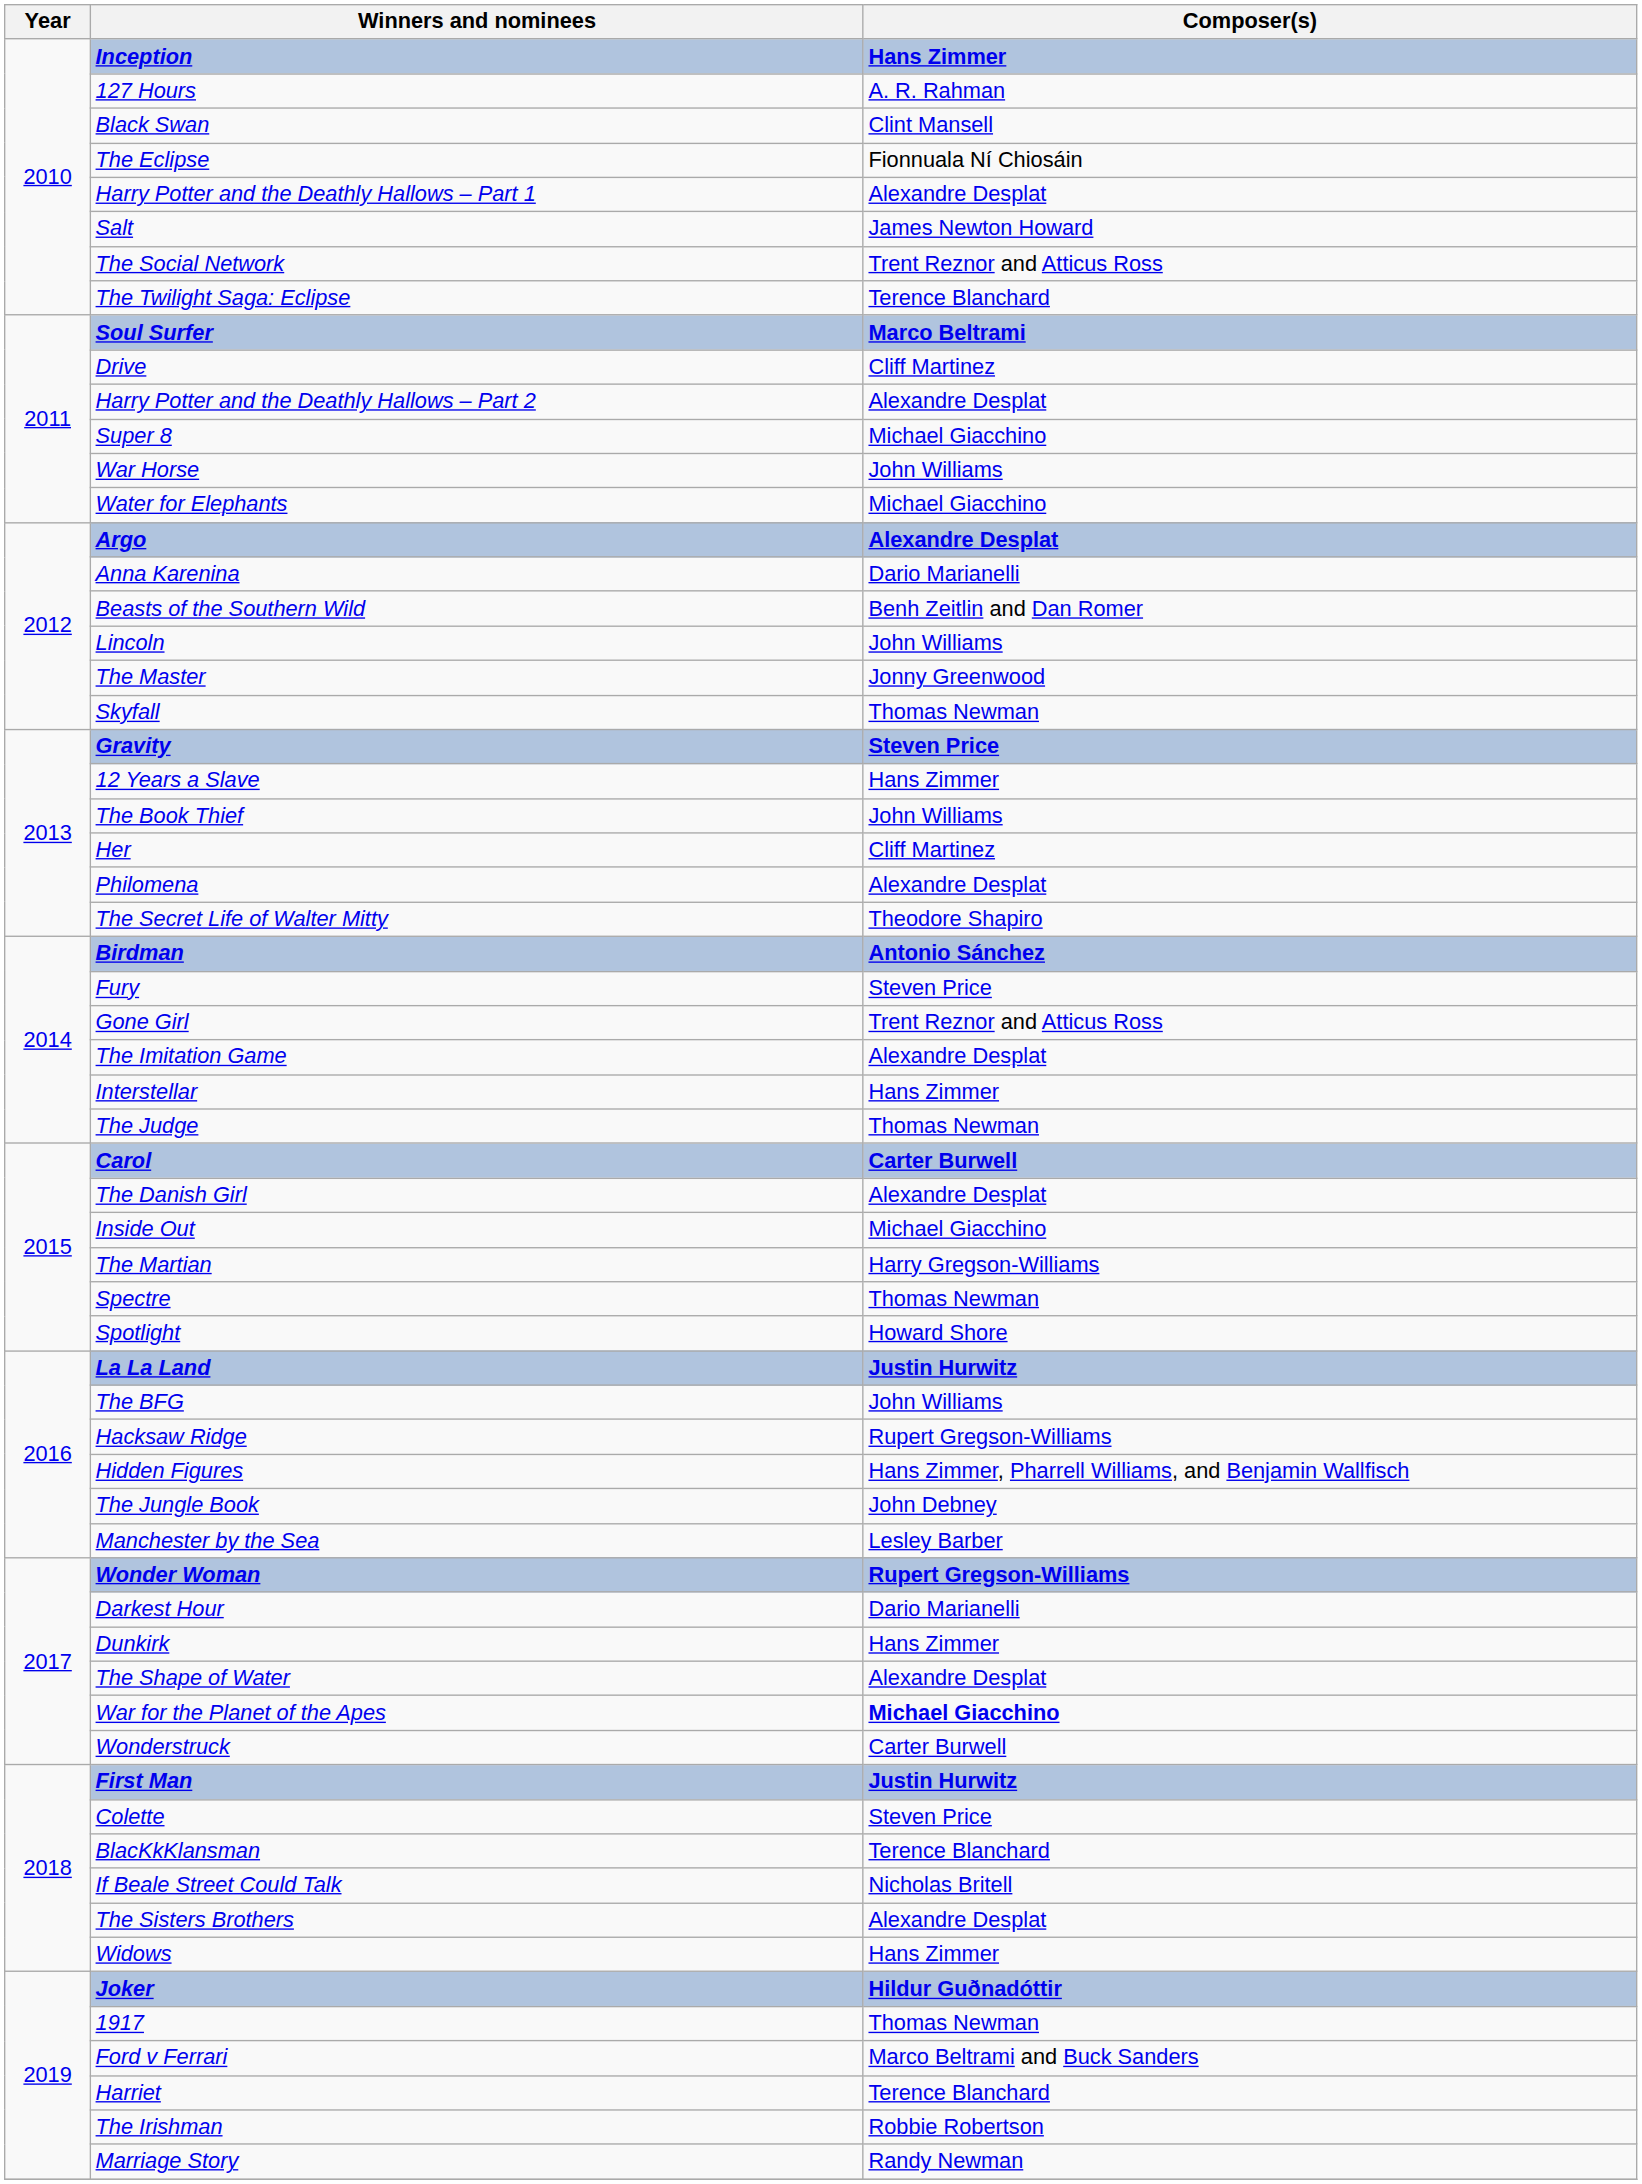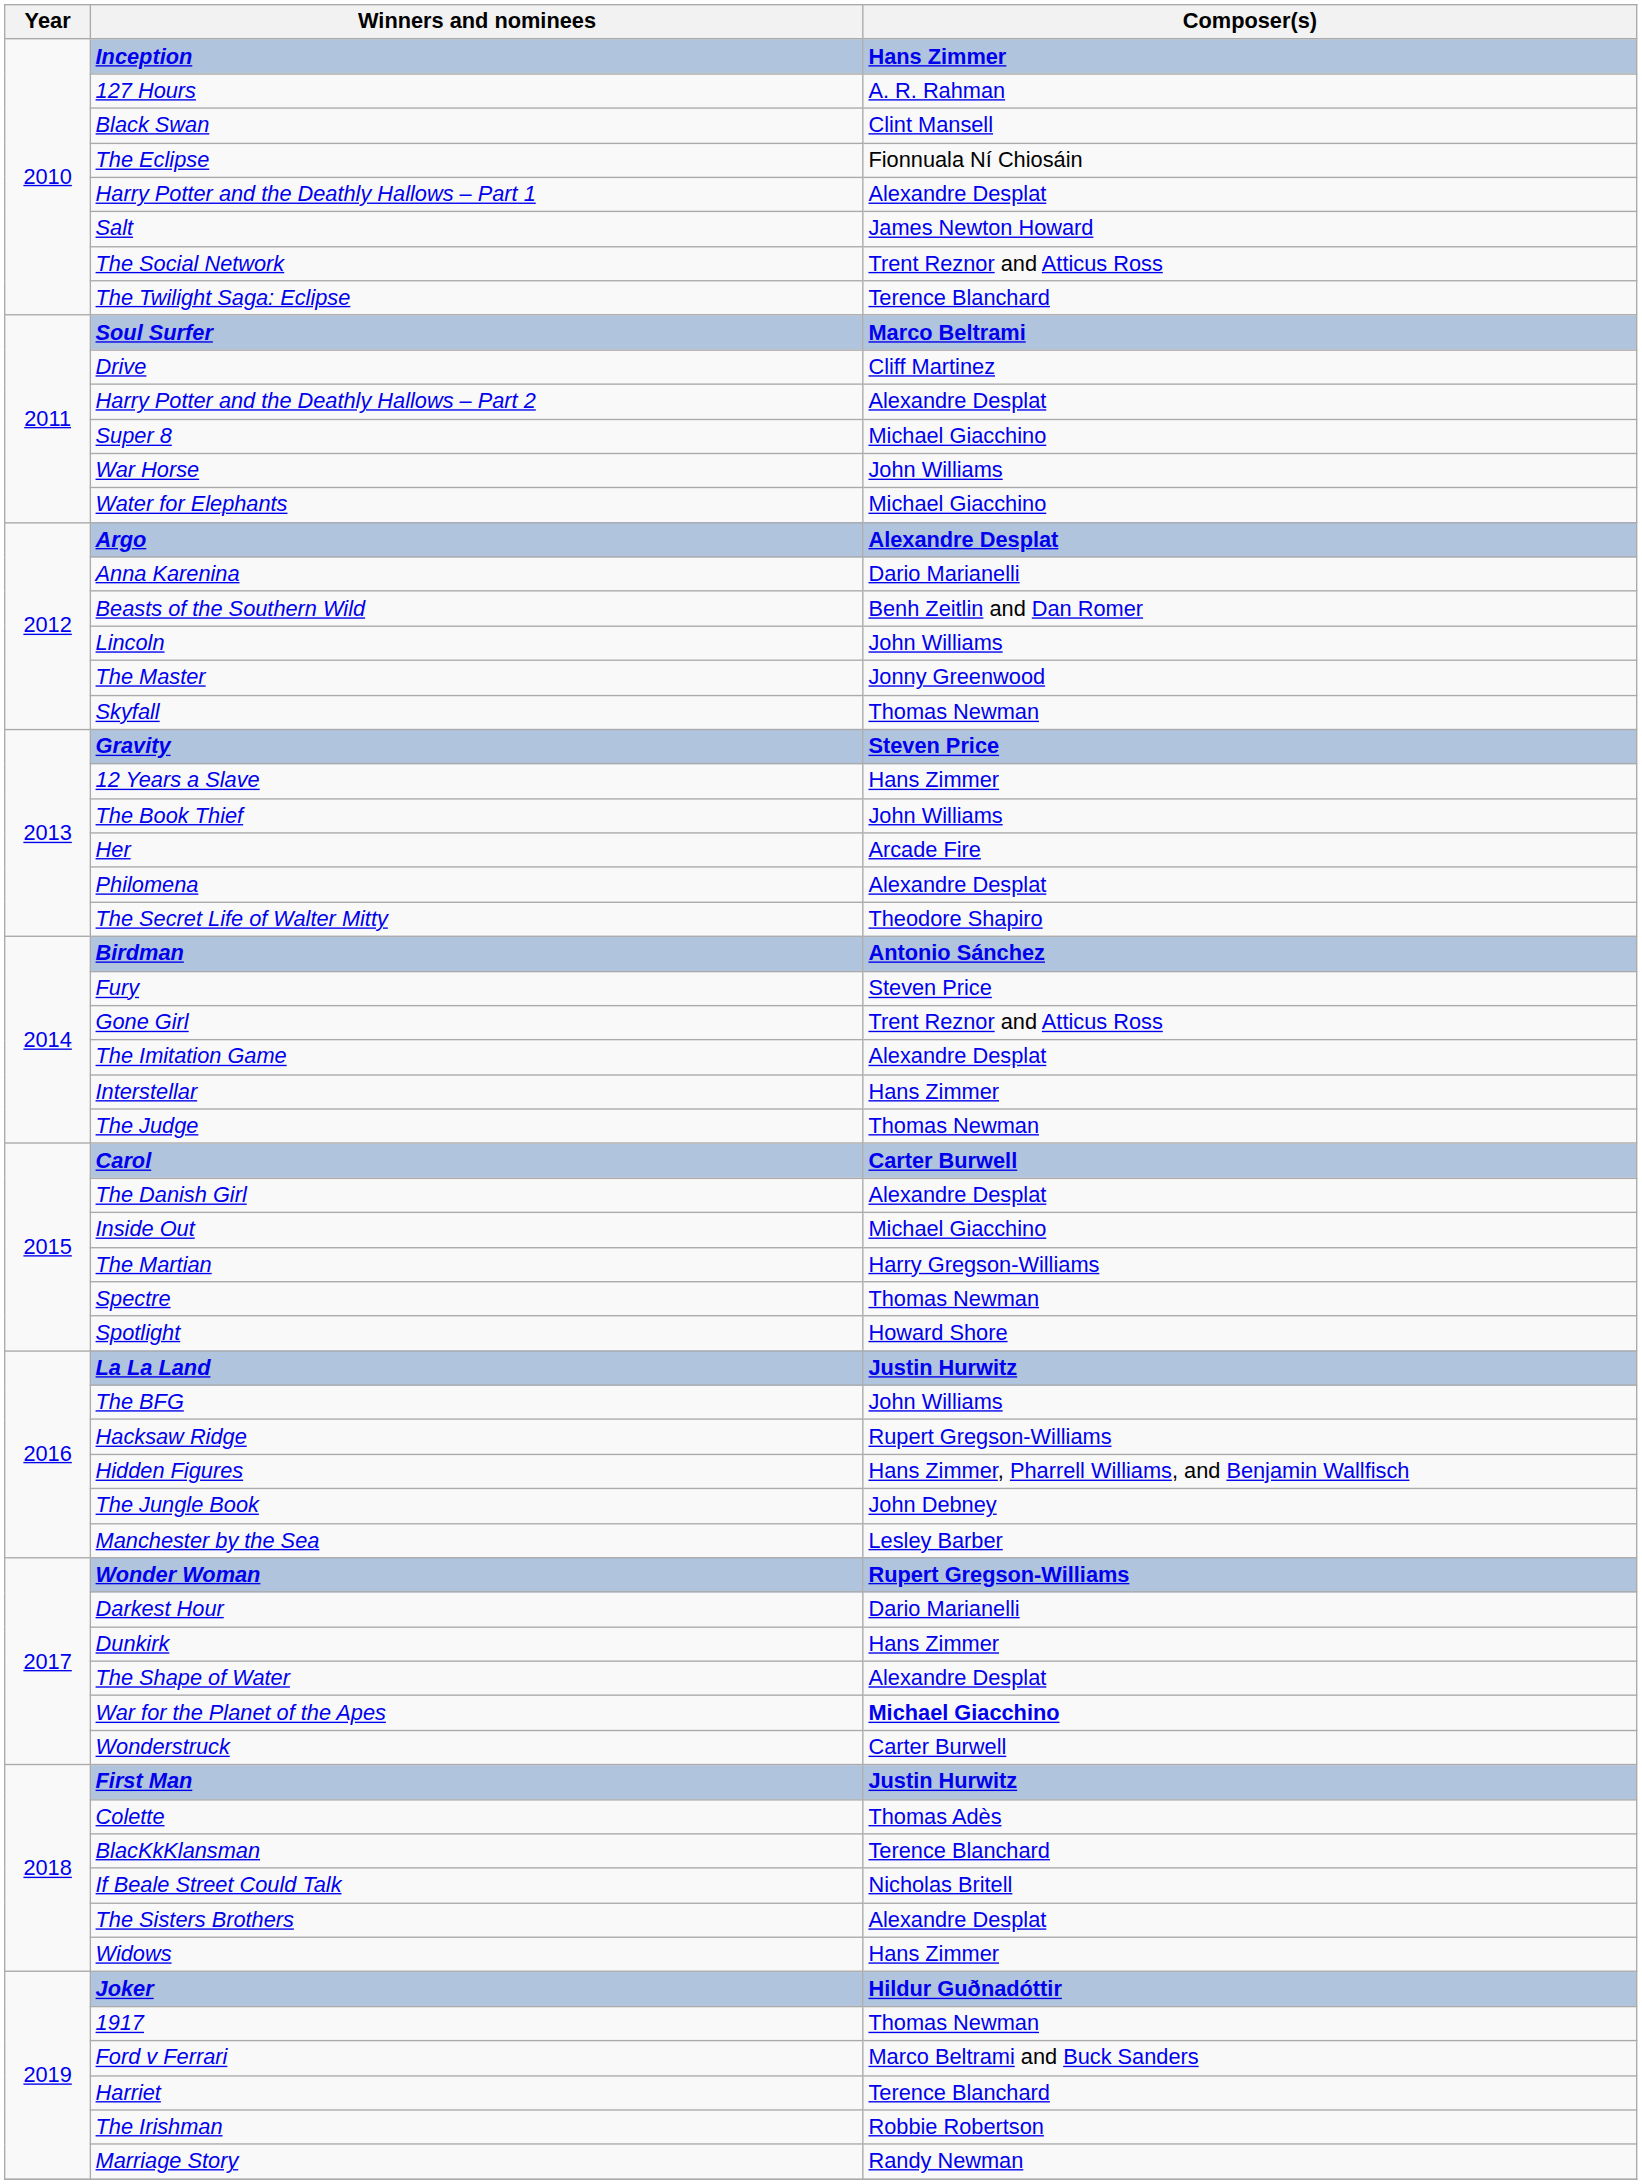(932, 849) Cliff Martinez -> (925, 849) Arcade Fire
(930, 1816) Steven Price -> (935, 1816) Thomas Adès
